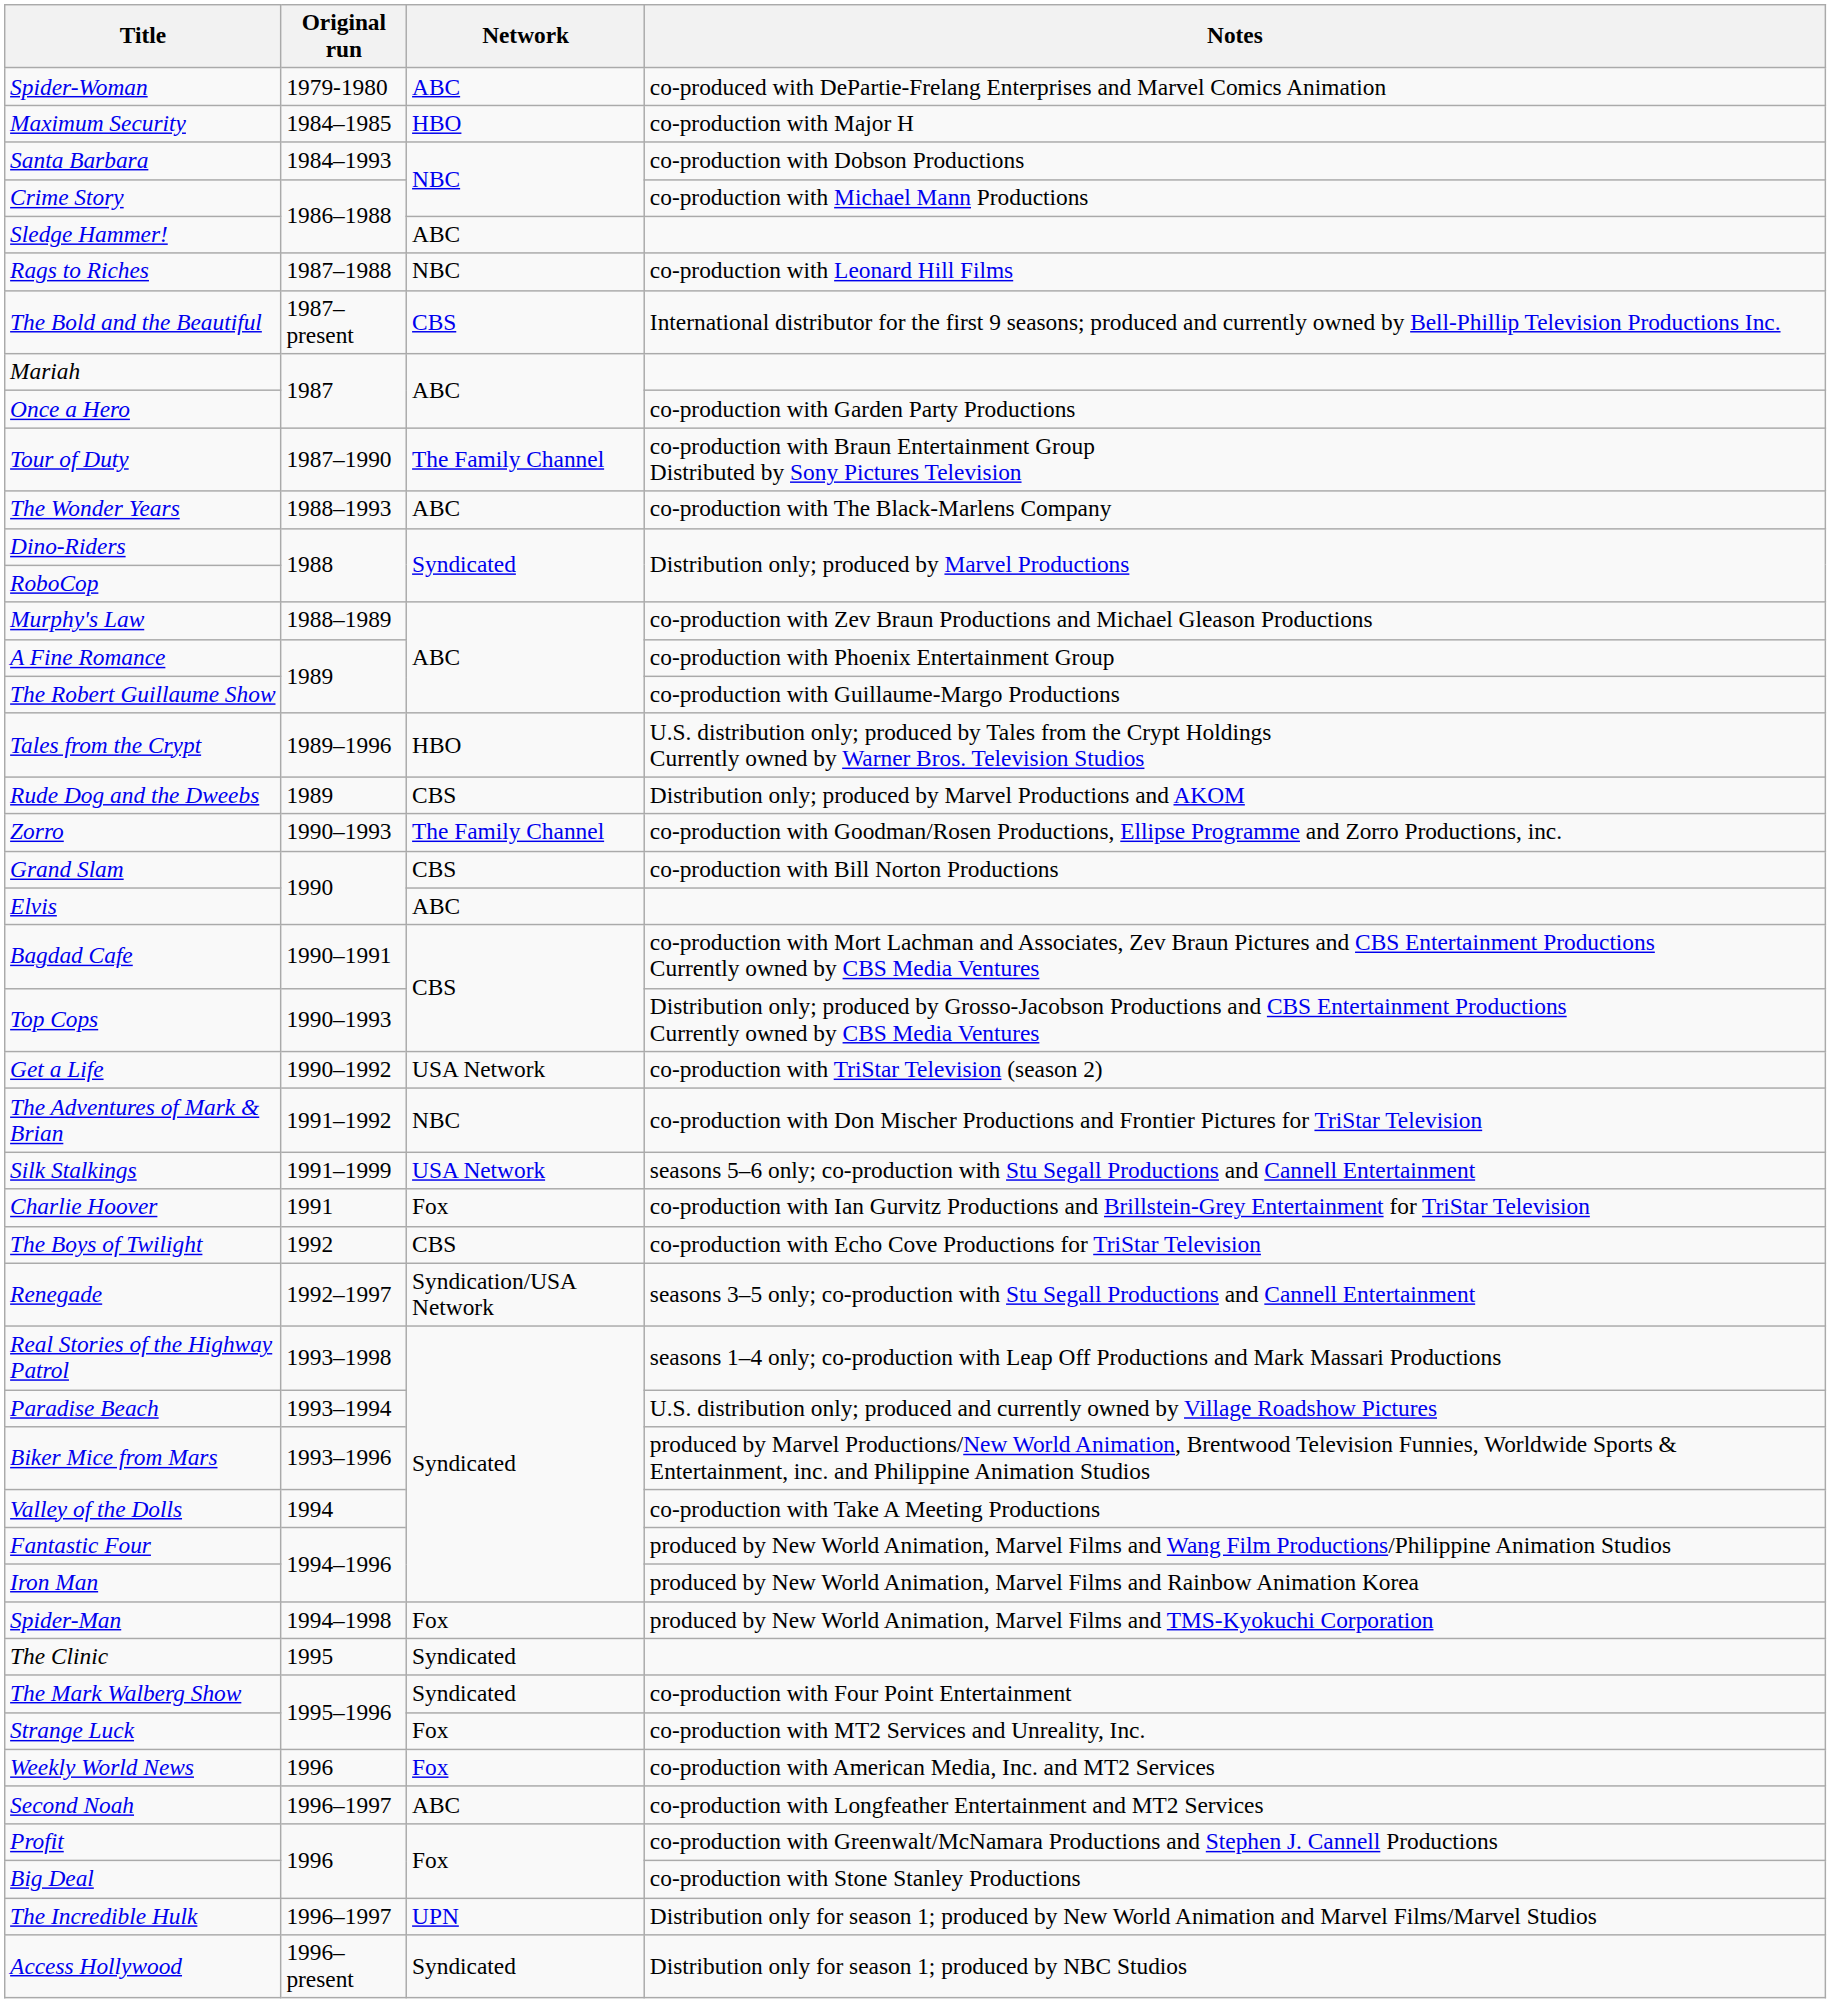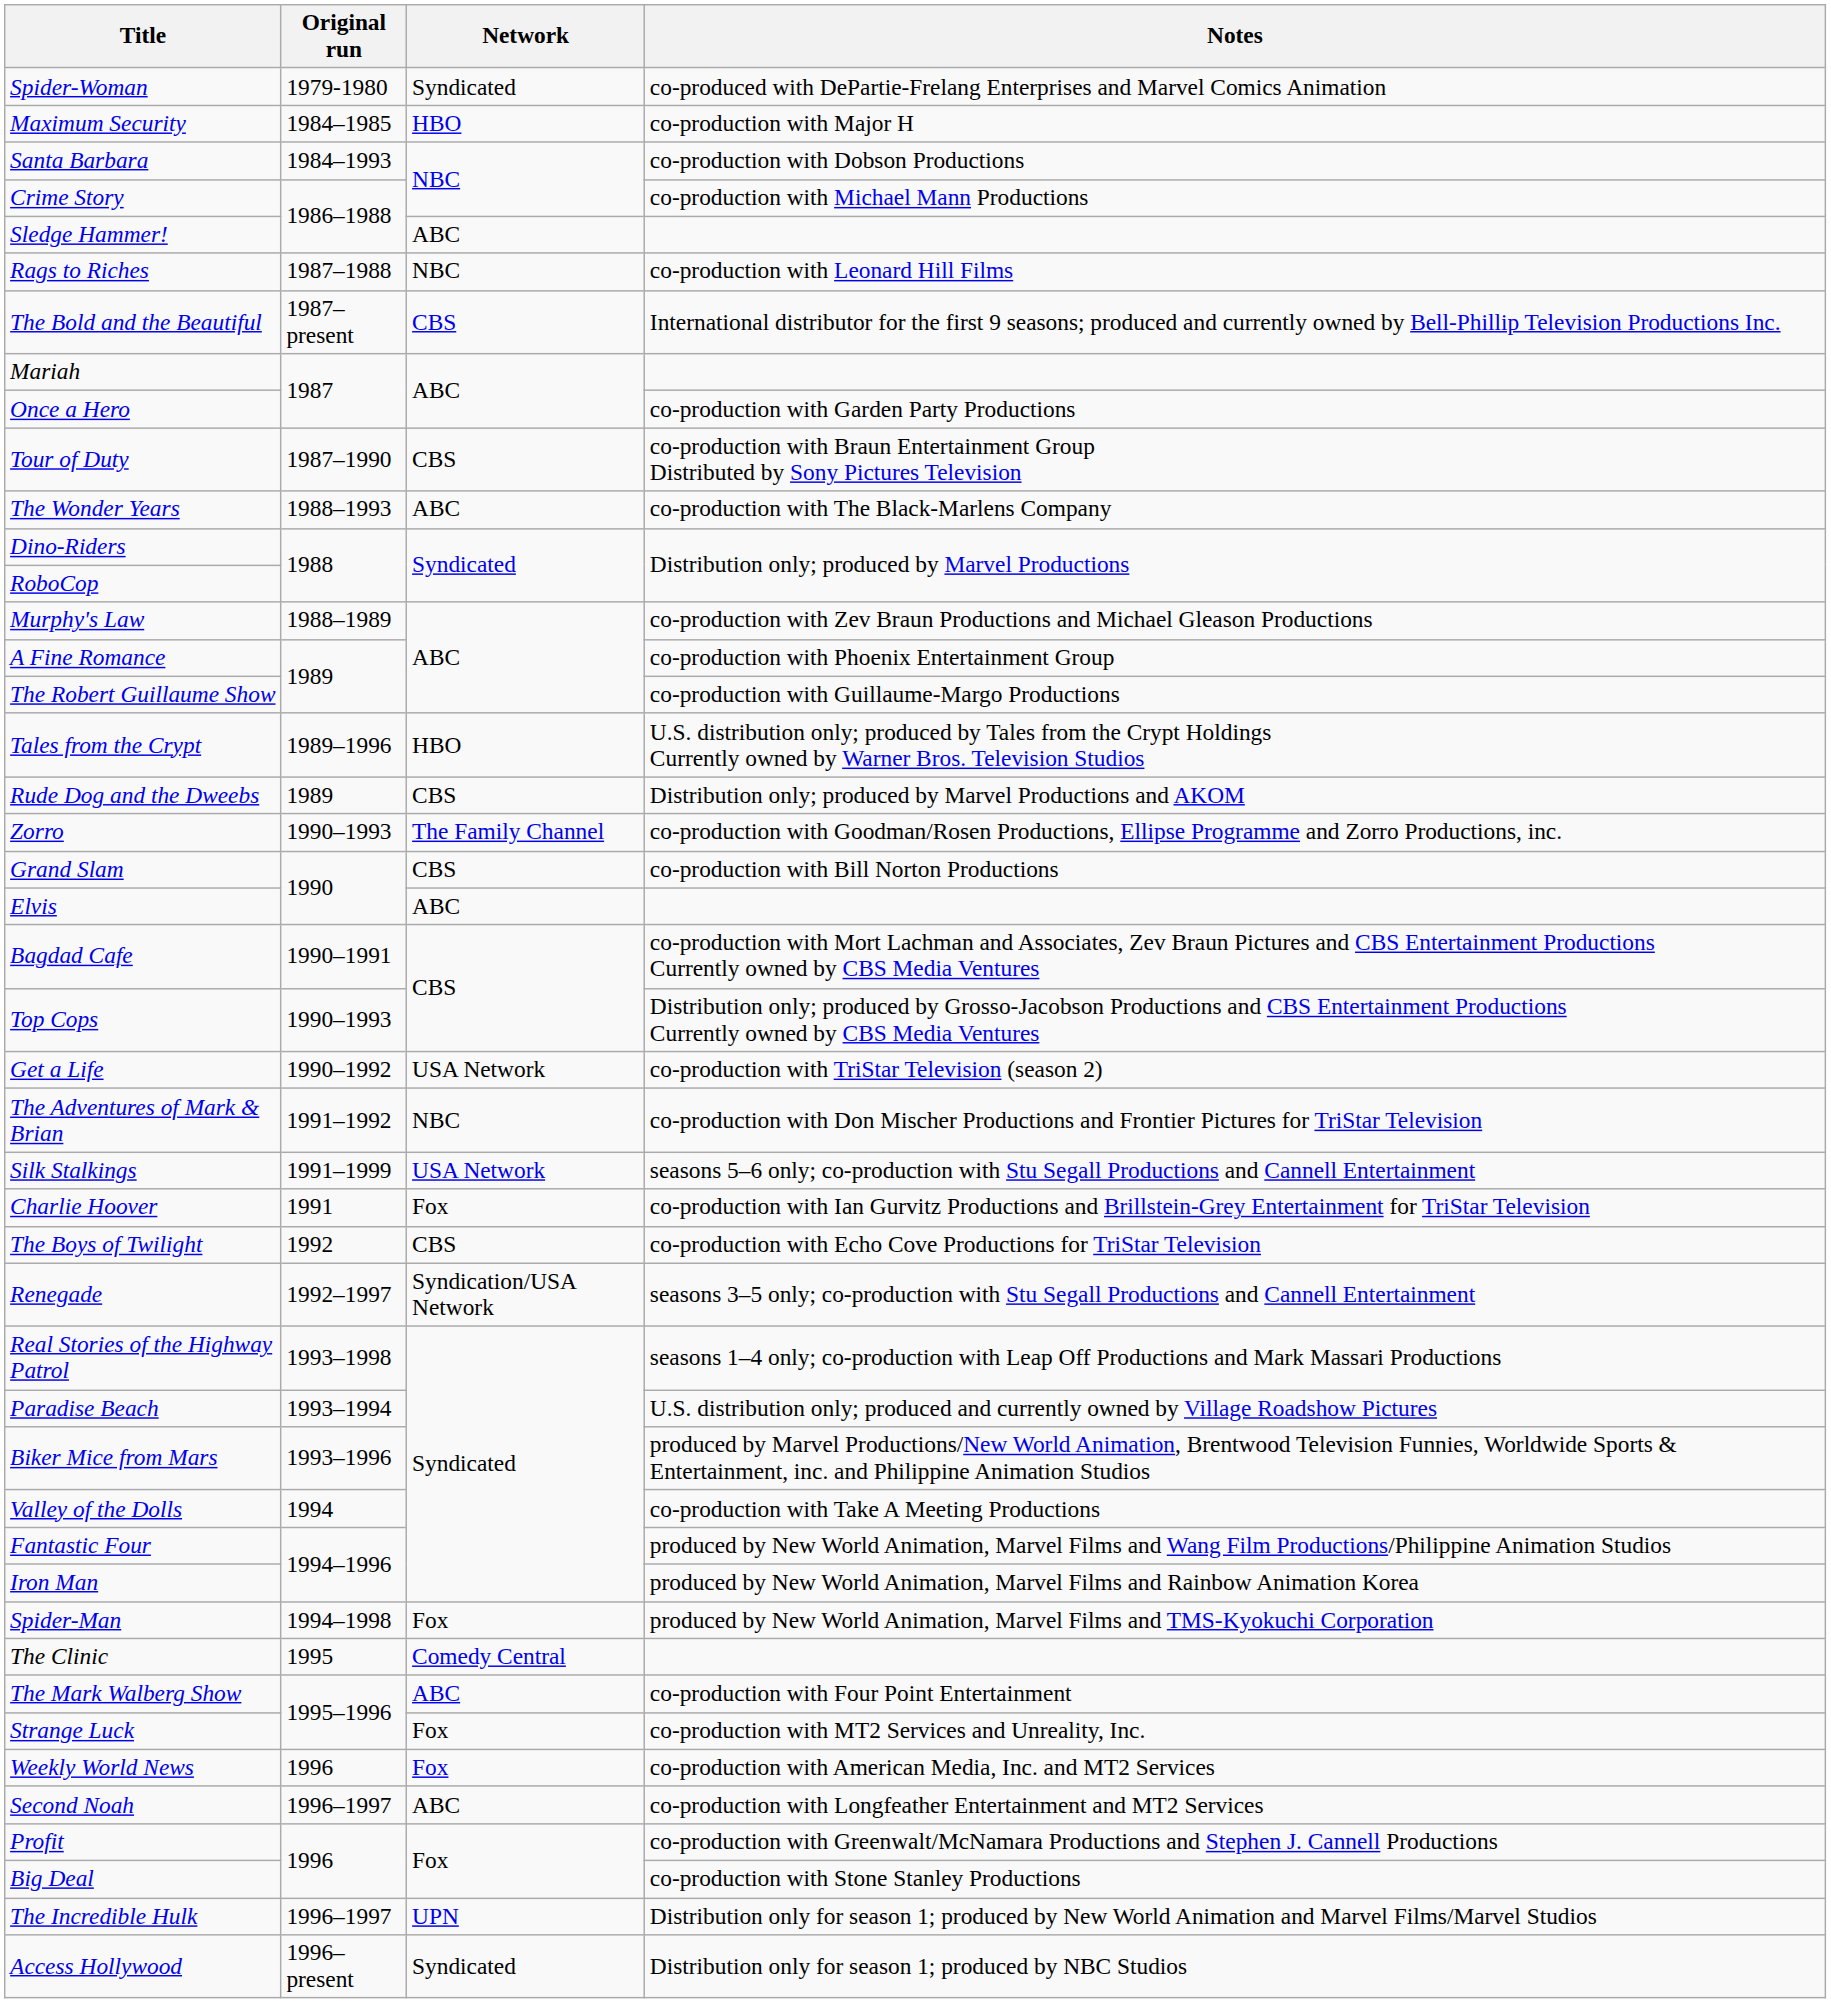(436, 86) ABC -> (464, 86) Syndicated
(508, 459) The Family Channel -> (434, 459) CBS
(464, 1656) Syndicated -> (489, 1656) Comedy Central
(464, 1693) Syndicated -> (436, 1693) ABC
